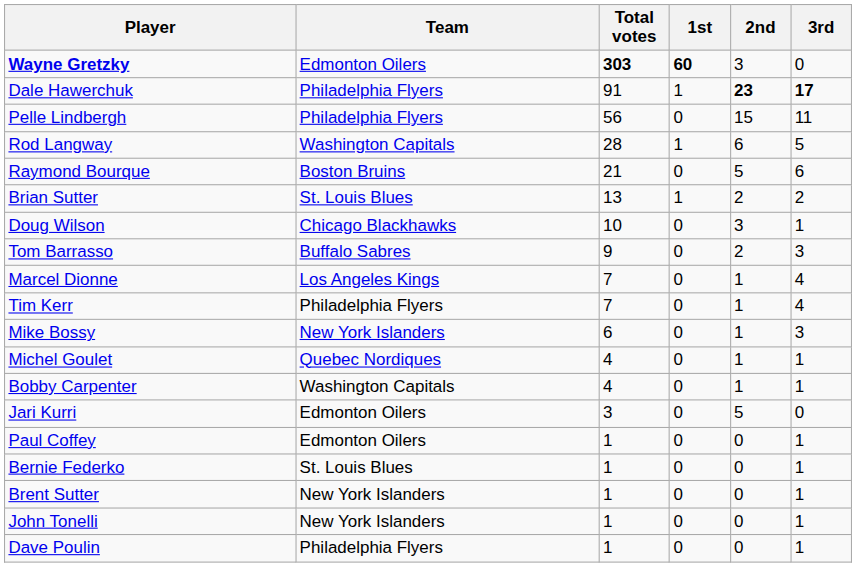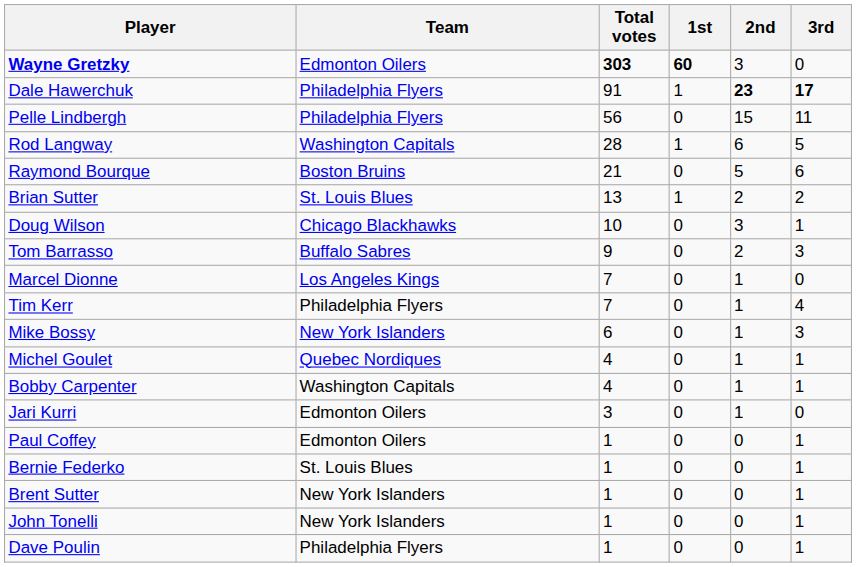(799, 279) 4 -> (799, 279) 0
(739, 413) 5 -> (739, 413) 1
